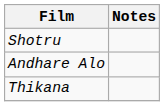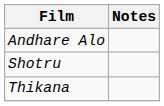rows swapped: (57, 64) <-> (35, 40)
